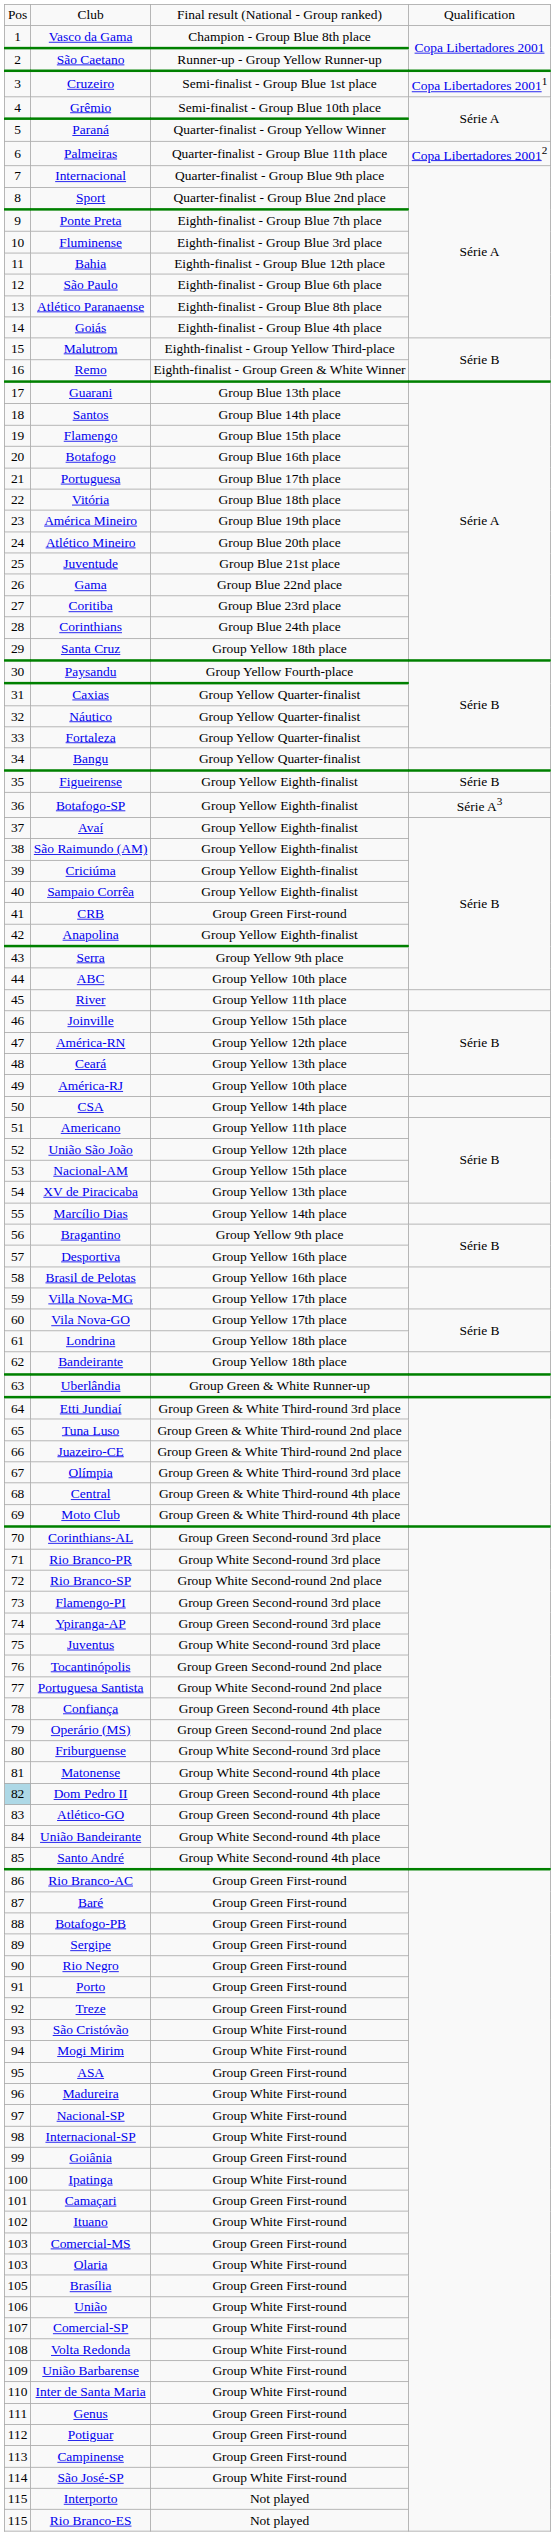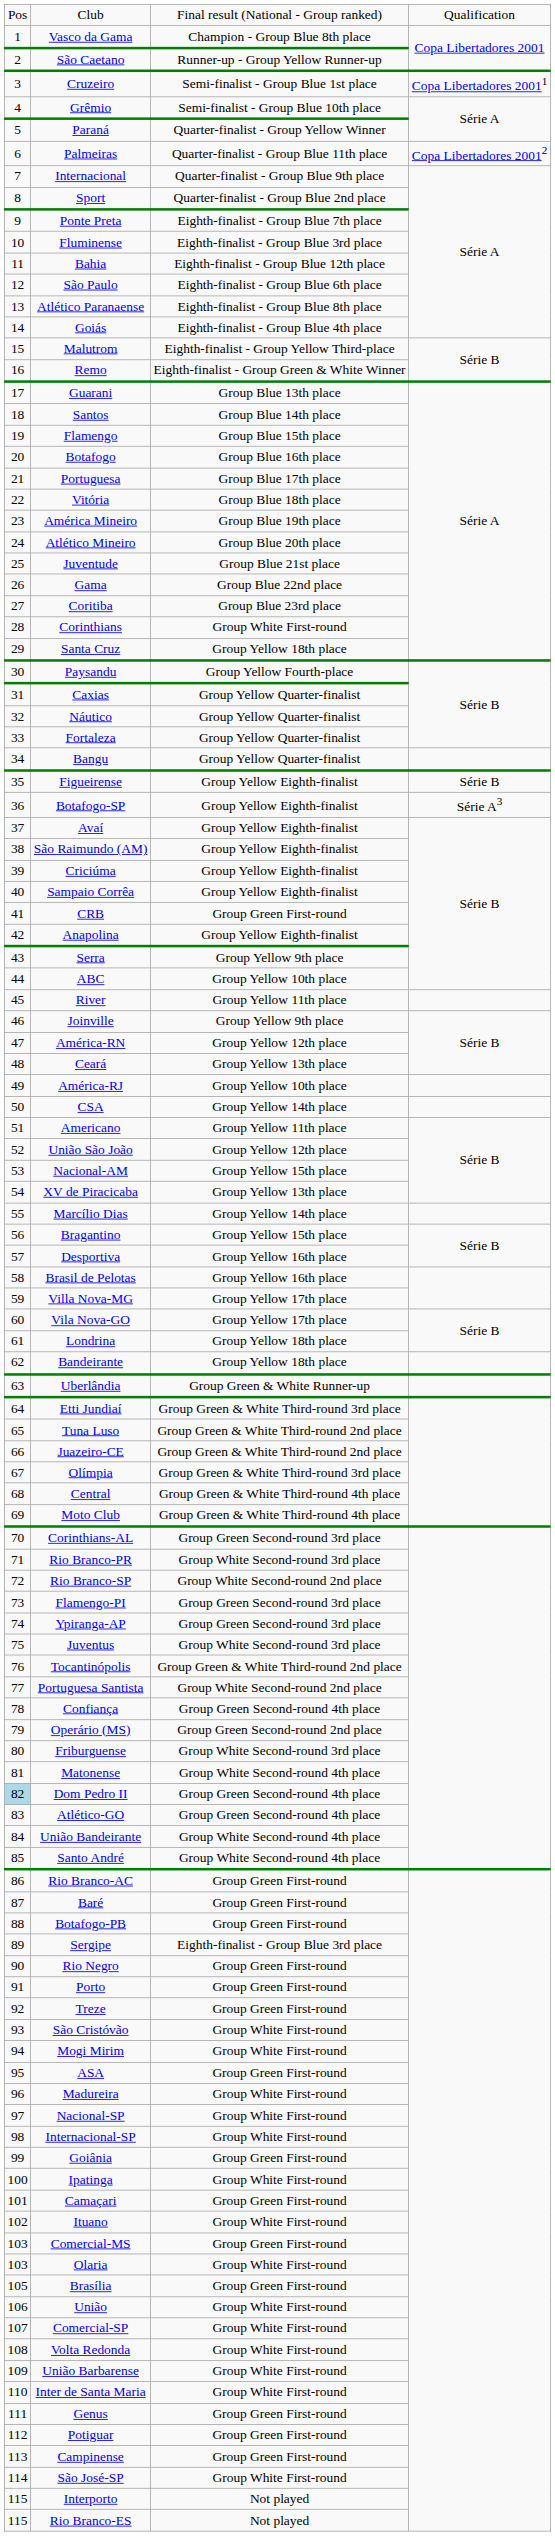(280, 627) Group Blue 24th place -> (280, 627) Group White First-round
(280, 1021) Group Yellow 15th place -> (280, 1021) Group Yellow 9th place
(280, 1234) Group Yellow 9th place -> (280, 1234) Group Yellow 15th place
(280, 1666) Group Green Second-round 2nd place -> (280, 1666) Group Green & White Third-round 2nd place
(280, 1944) Group Green First-round -> (280, 1944) Eighth-finalist - Group Blue 3rd place
